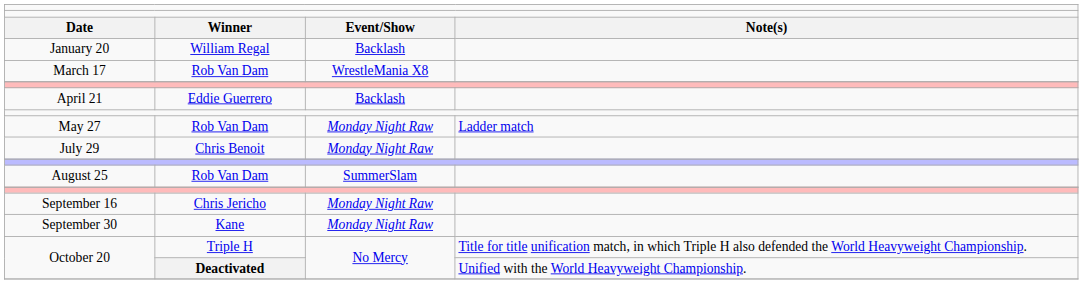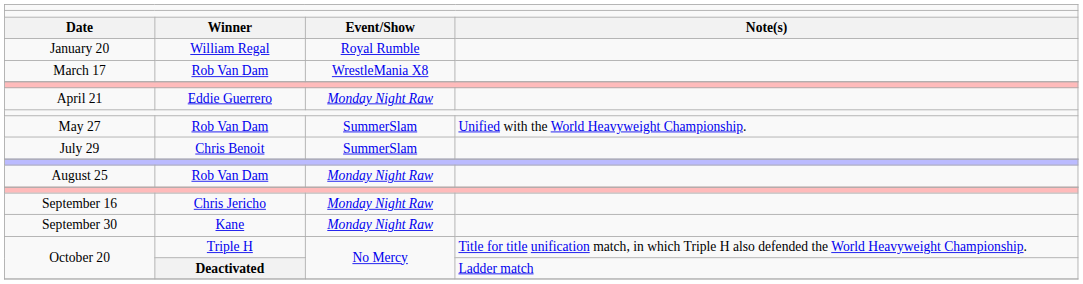(380, 49) Backlash -> (380, 49) Royal Rumble
(380, 98) Backlash -> (380, 98) Monday Night Raw
(380, 126) Monday Night Raw -> (380, 126) SummerSlam
(496, 126) Ladder match -> (602, 126) Unified with the World Heavyweight Championship.
(380, 148) Monday Night Raw -> (380, 148) SummerSlam
(380, 176) SummerSlam -> (380, 176) Monday Night Raw
(602, 268) Unified with the World Heavyweight Championship. -> (496, 268) Ladder match
